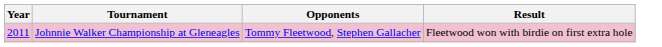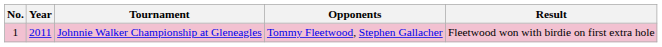+ column: (15, 14)
